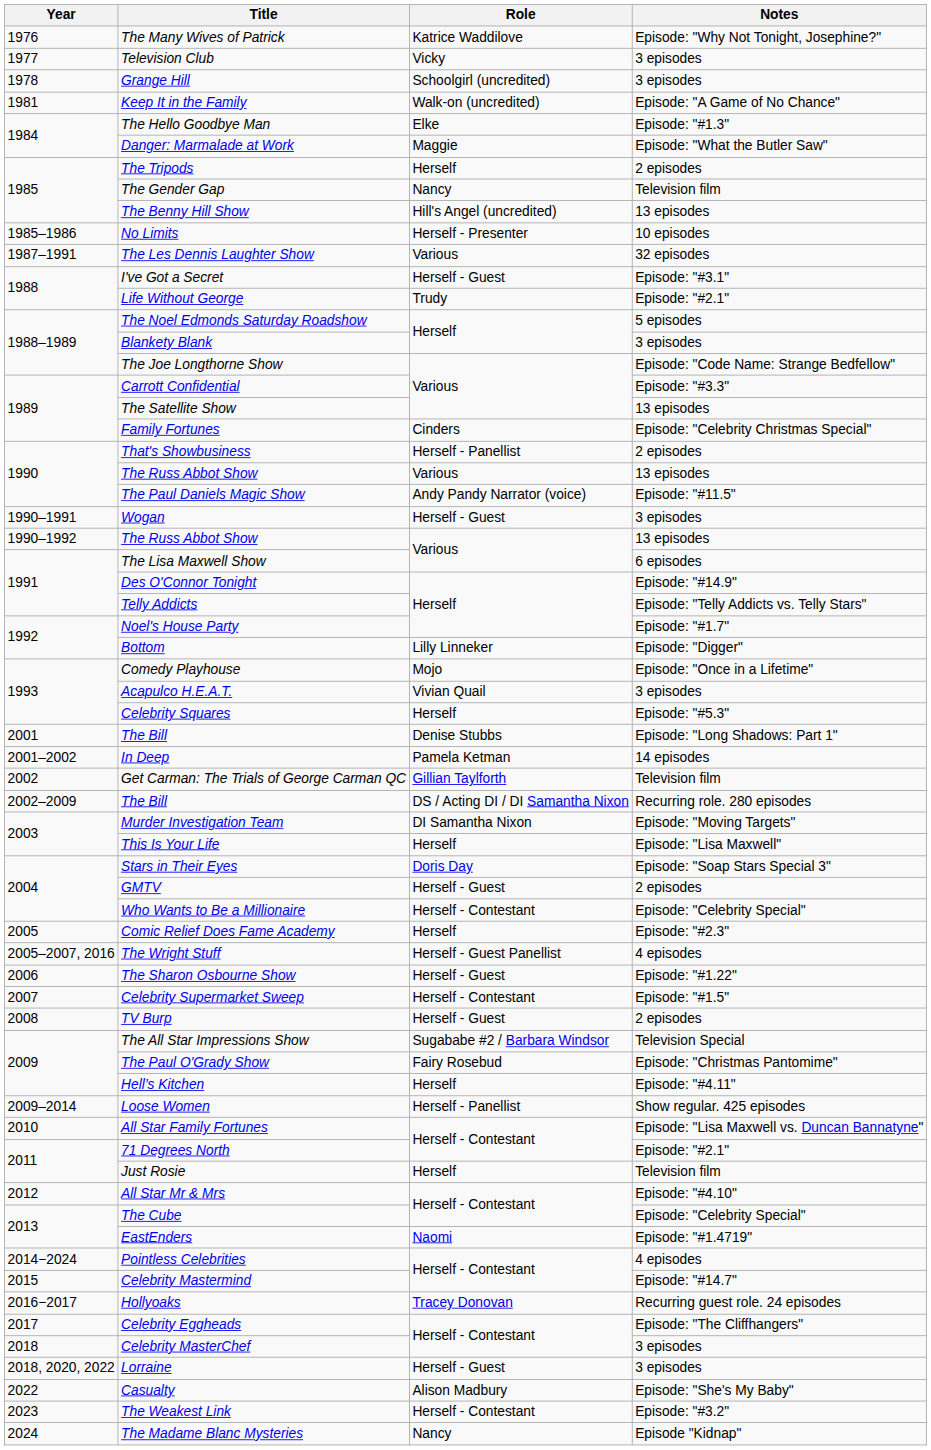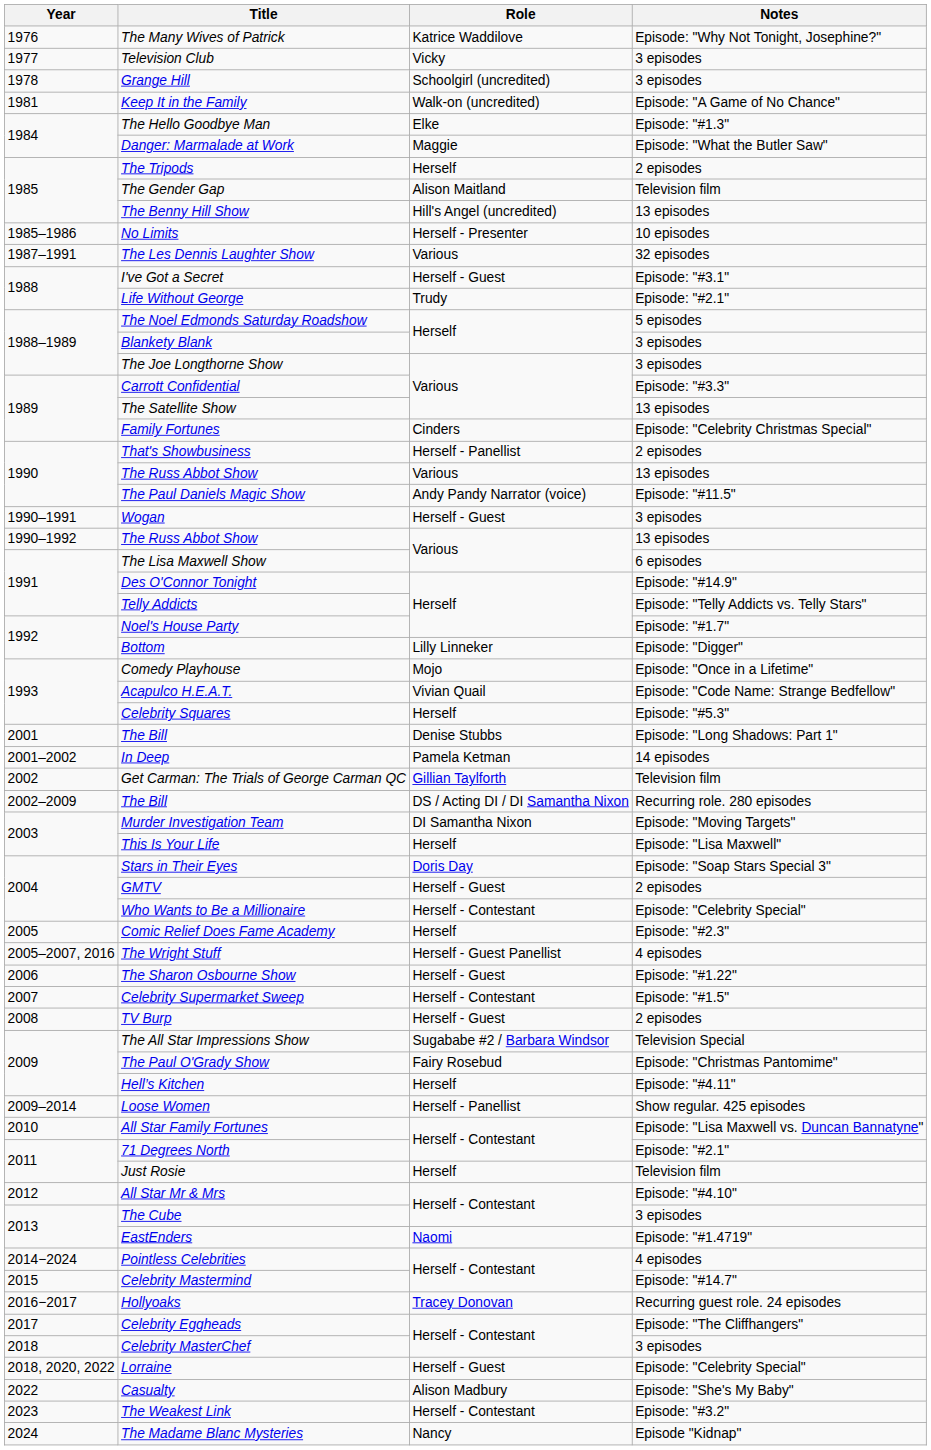(432, 189) Nancy -> (459, 189) Alison Maitland
(765, 364) Episode: "Code Name: Strange Bedfellow" -> (668, 364) 3 episodes
(668, 691) 3 episodes -> (765, 691) Episode: "Code Name: Strange Bedfellow"
(720, 1215) Episode: "Celebrity Special" -> (668, 1215) 3 episodes
(668, 1368) 3 episodes -> (720, 1368) Episode: "Celebrity Special"
